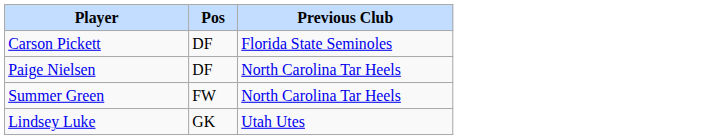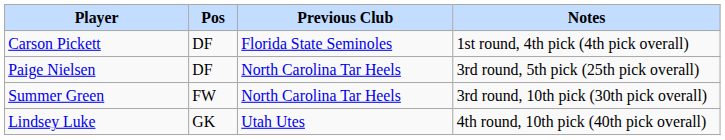+ column: (587, 17)
